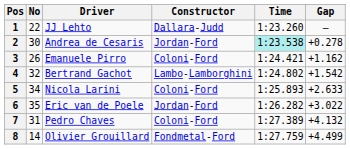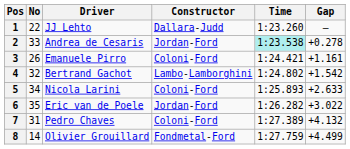(35, 44) 30 -> (35, 44) 33
(326, 59) +1.162 -> (326, 59) +1.161
